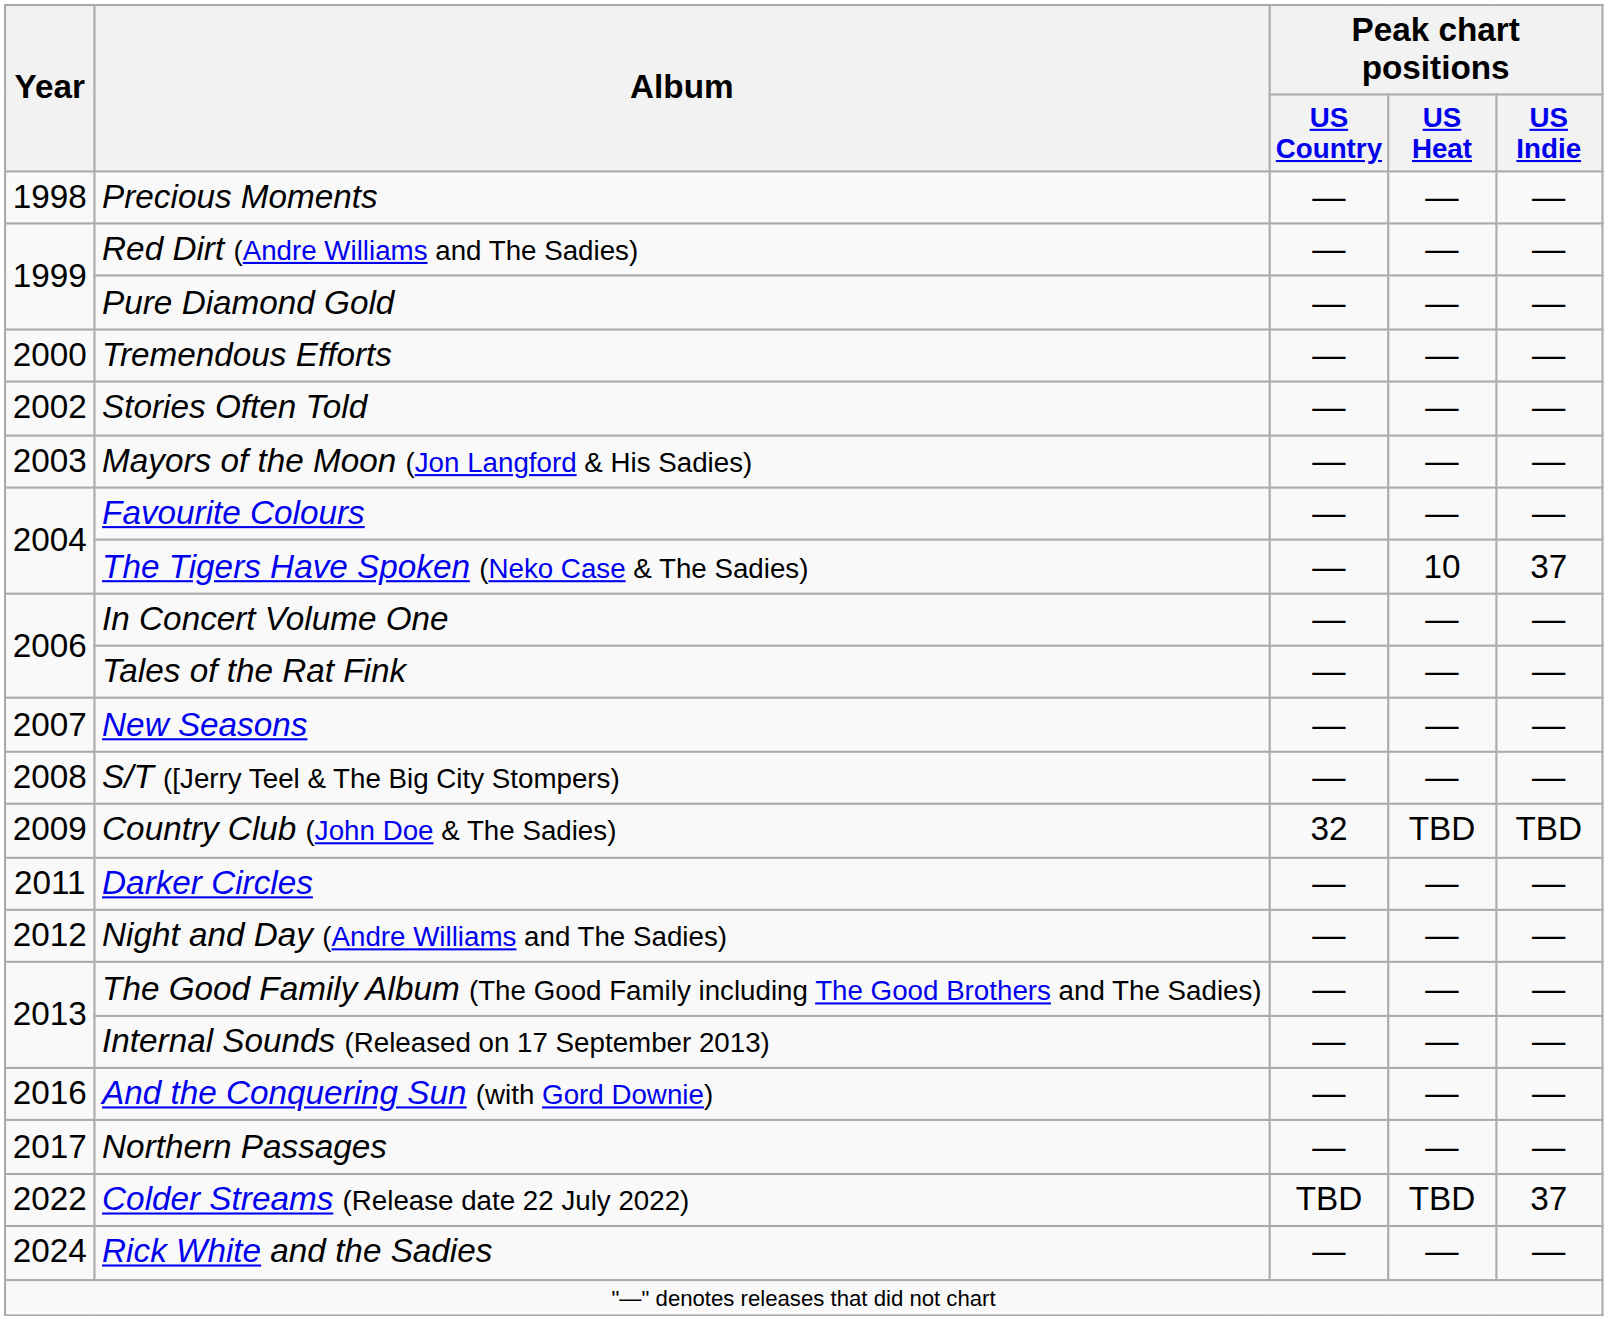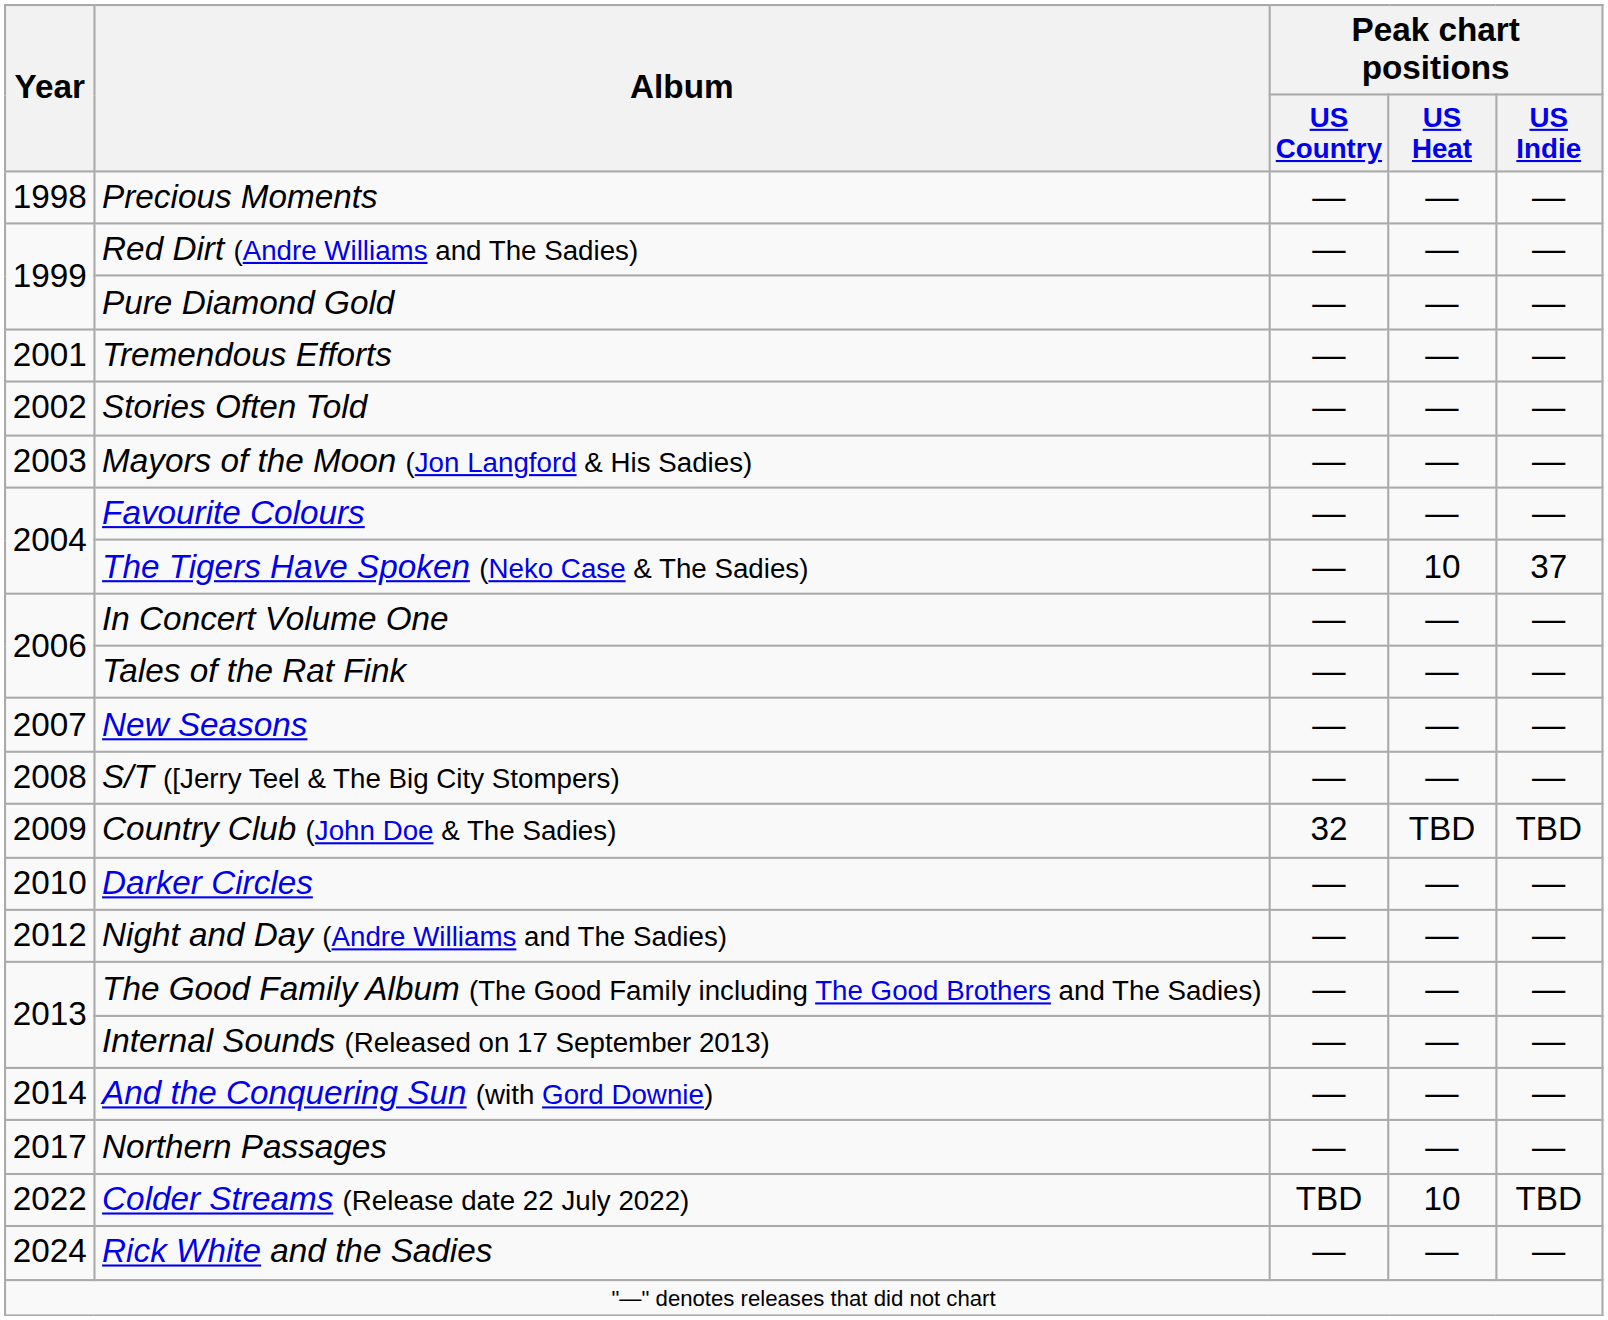(50, 354) 2000 -> (50, 354) 2001
(50, 882) 2011 -> (50, 882) 2010
(50, 1093) 2016 -> (50, 1093) 2014
(1442, 1199) TBD -> (1442, 1199) 10
(1549, 1199) 37 -> (1549, 1199) TBD
